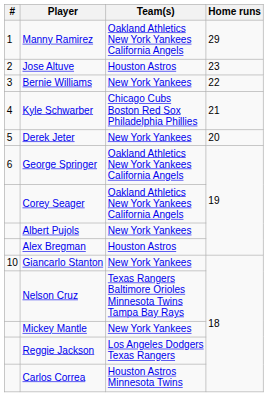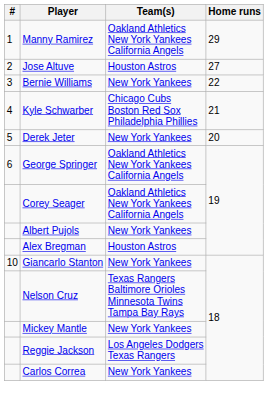(214, 67) 23 -> (214, 67) 27
(145, 378) Houston Astros Minnesota Twins -> (150, 372) New York Yankees
